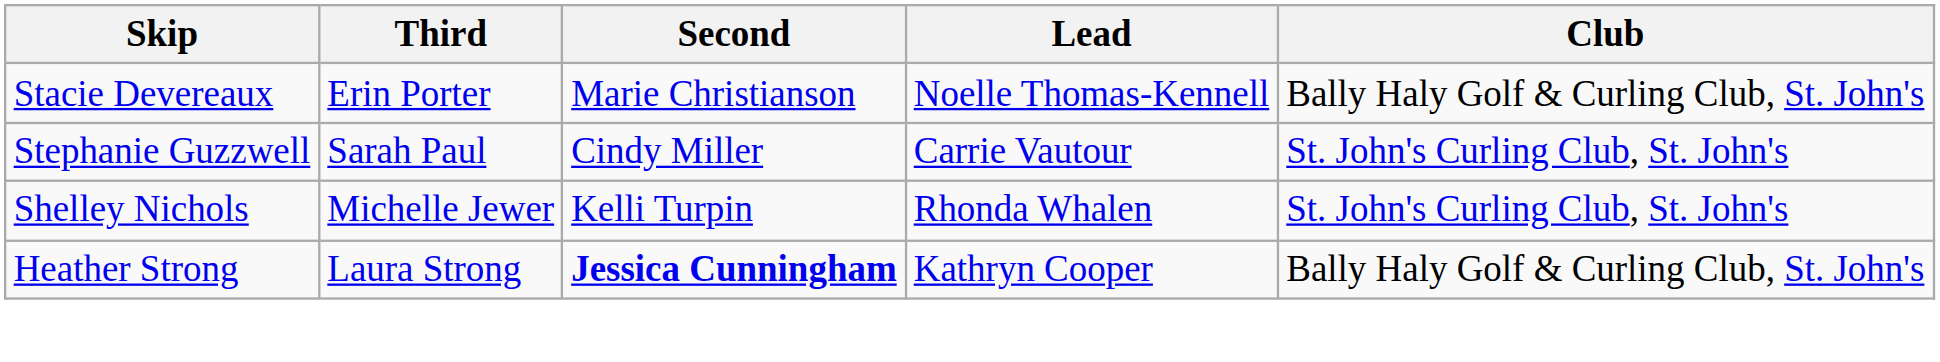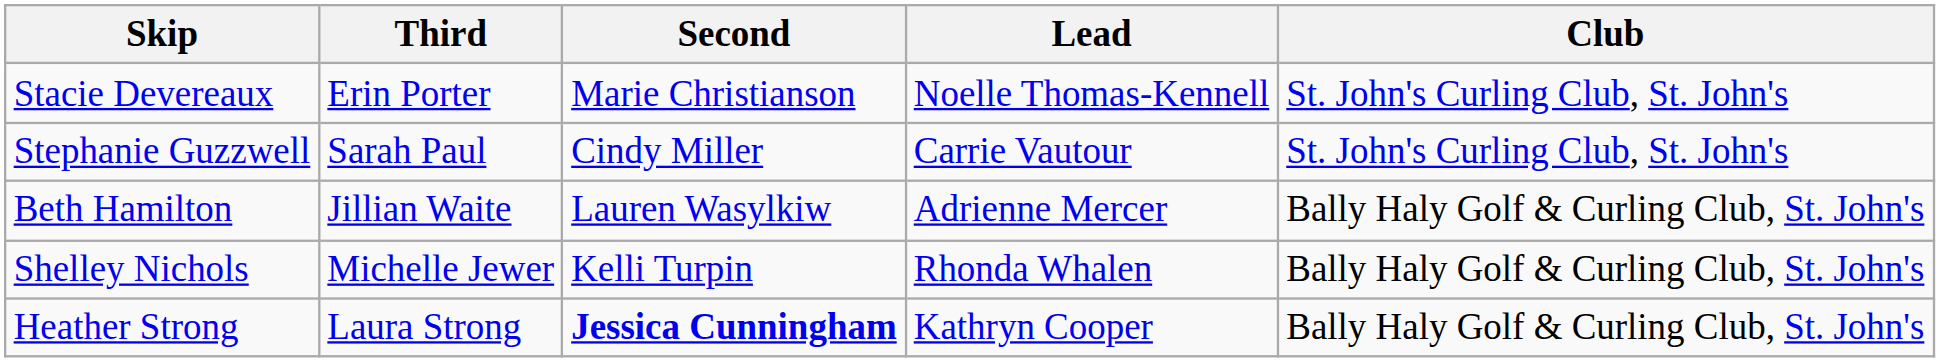(1605, 92) Bally Haly Golf & Curling Club, St. John's -> (1537, 92) St. John's Curling Club, St. John's
+ row: (123, 209)
(1537, 209) St. John's Curling Club, St. John's -> (1605, 268) Bally Haly Golf & Curling Club, St. John's
